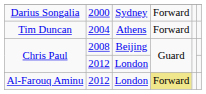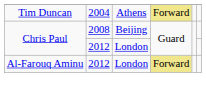- row: (45, 13)
(171, 30) no background -> (171, 13) khaki background
